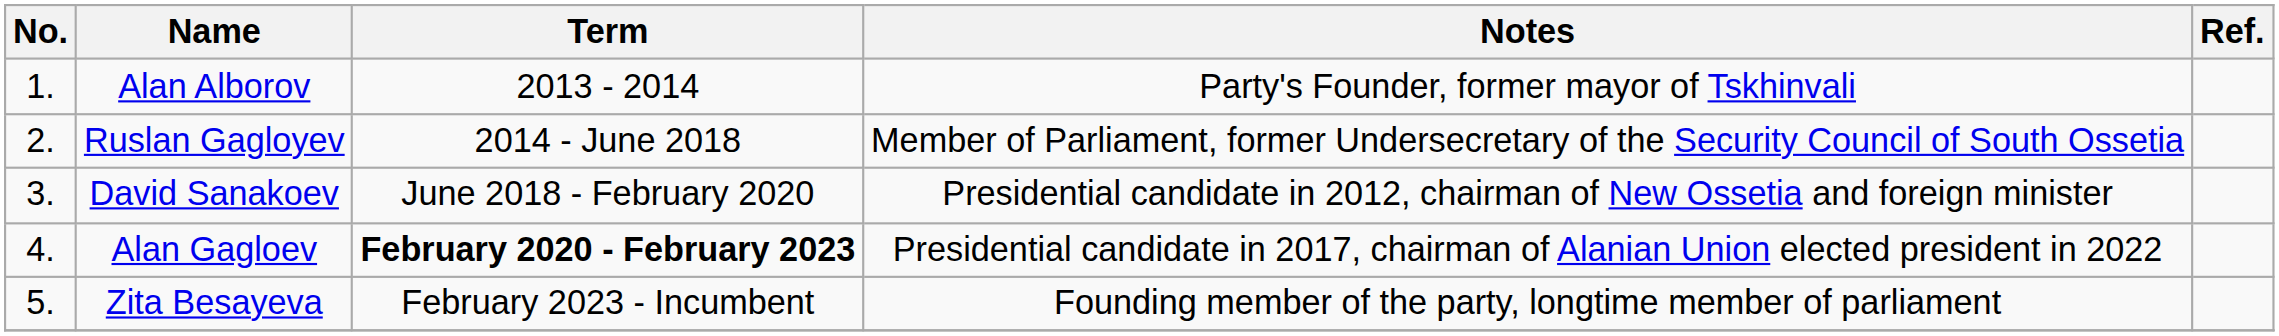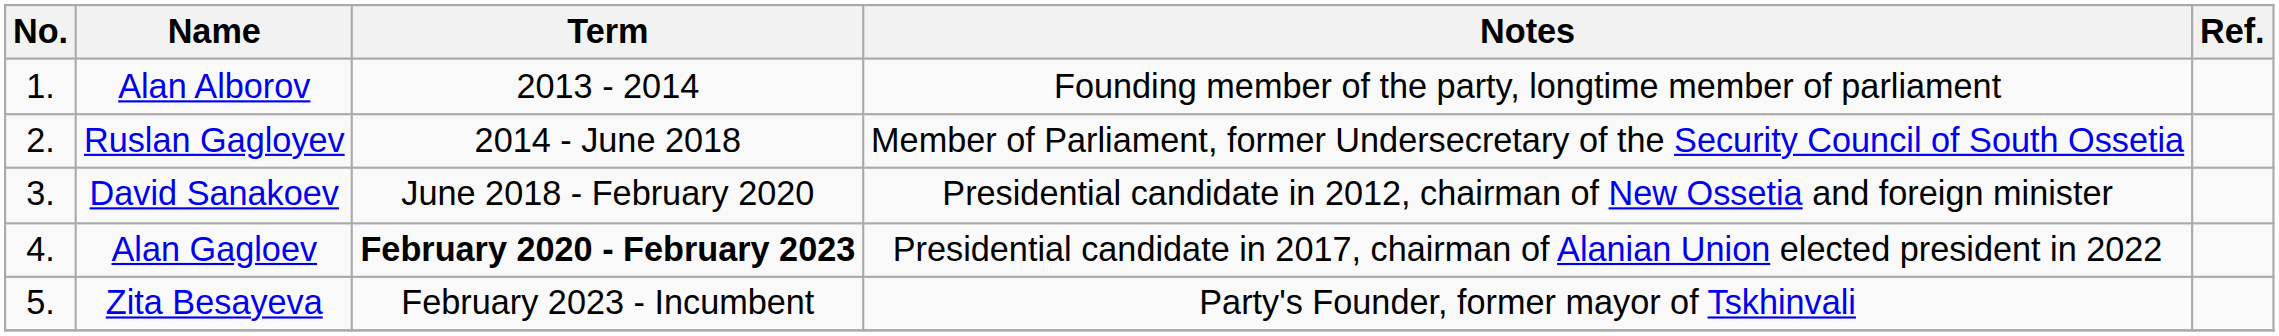(1528, 85) Party's Founder, former mayor of Tskhinvali -> (1528, 85) Founding member of the party, longtime member of parliament
(1528, 303) Founding member of the party, longtime member of parliament -> (1528, 303) Party's Founder, former mayor of Tskhinvali
